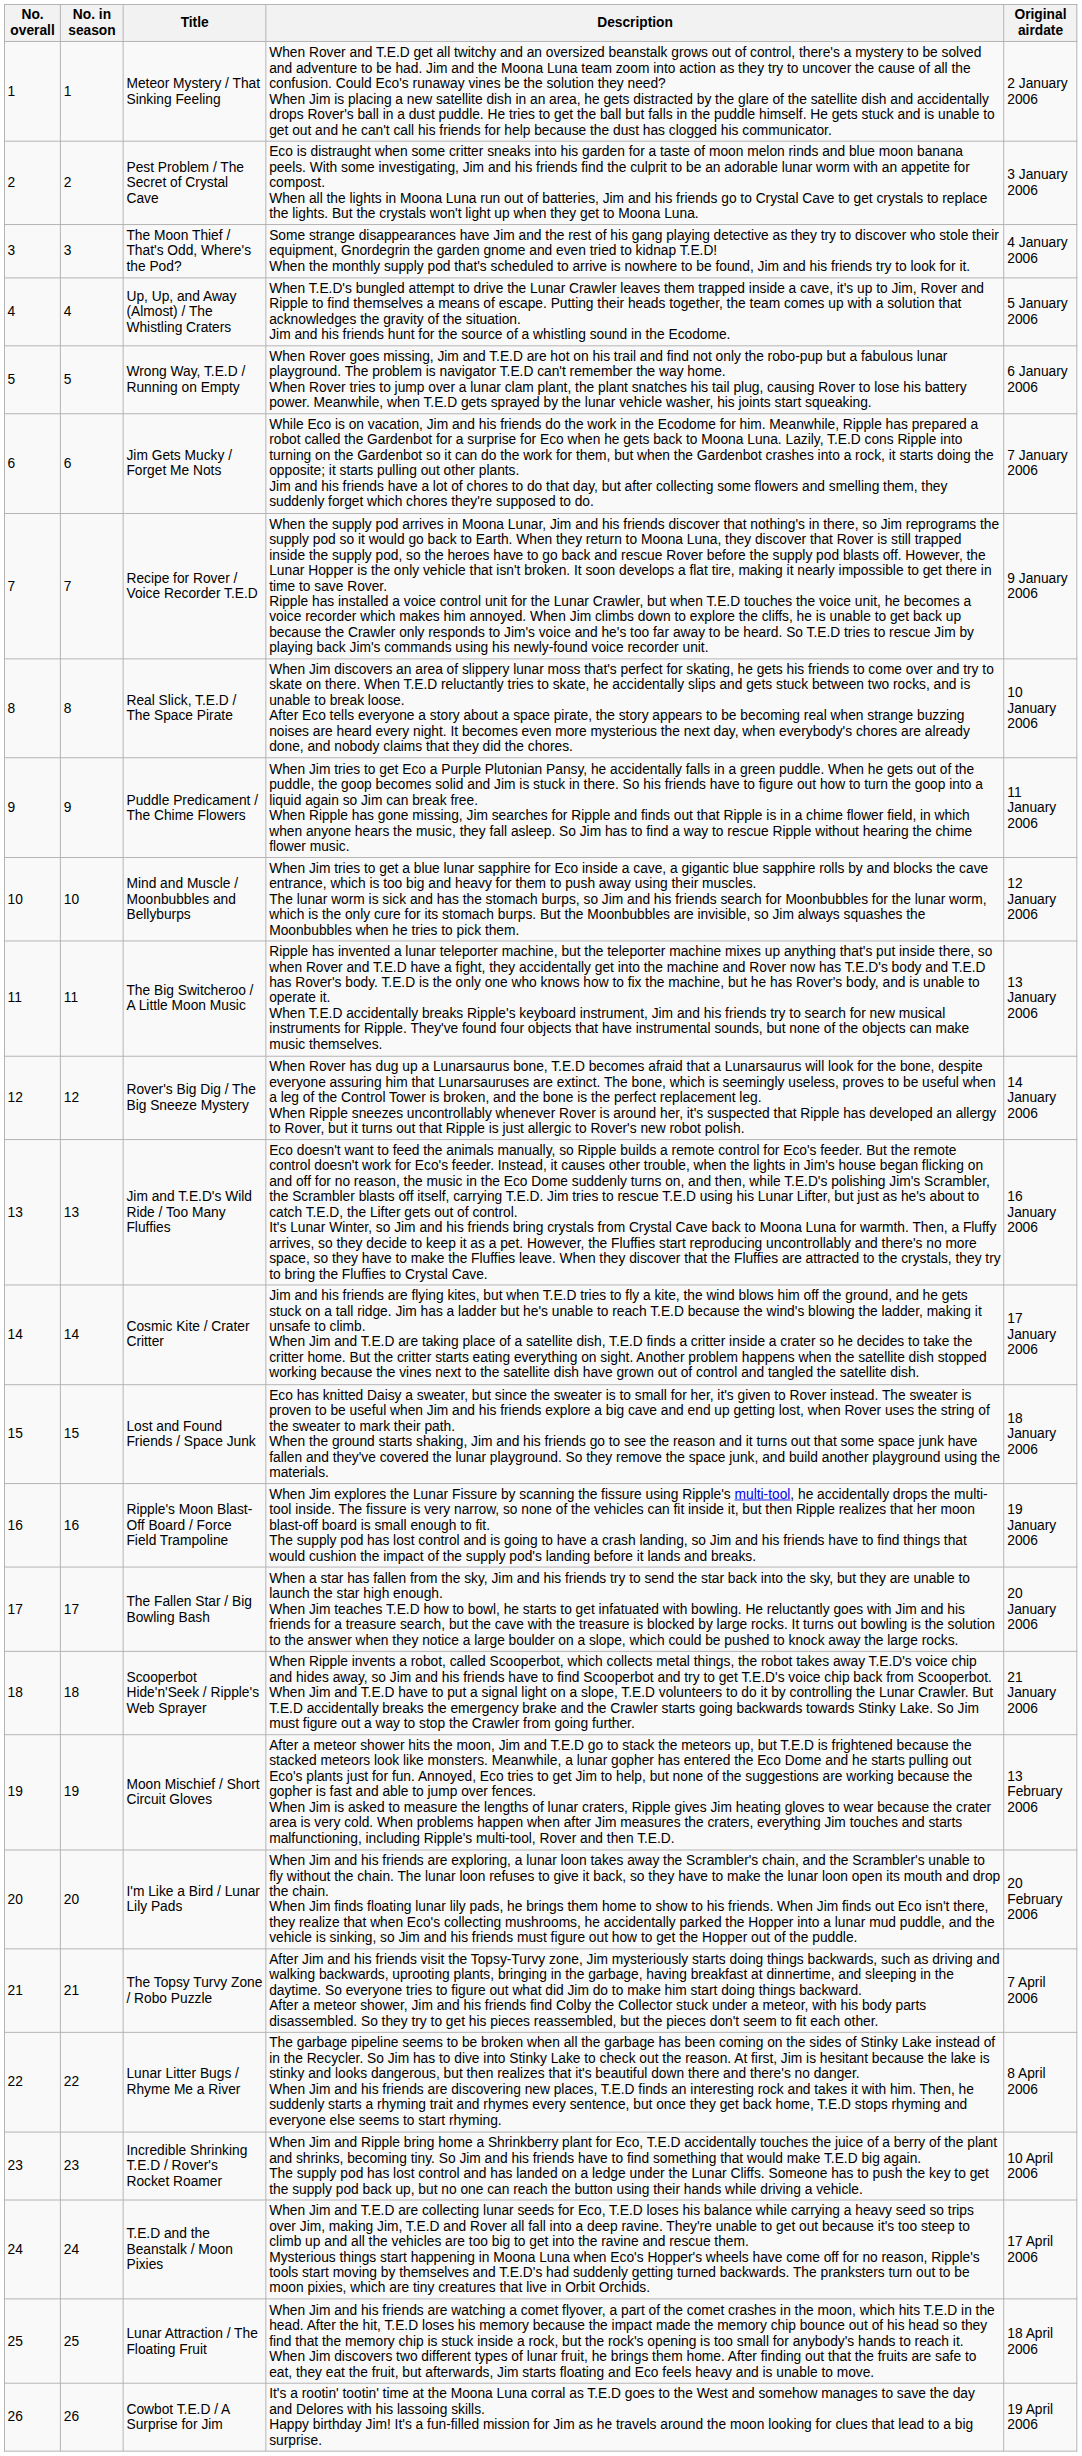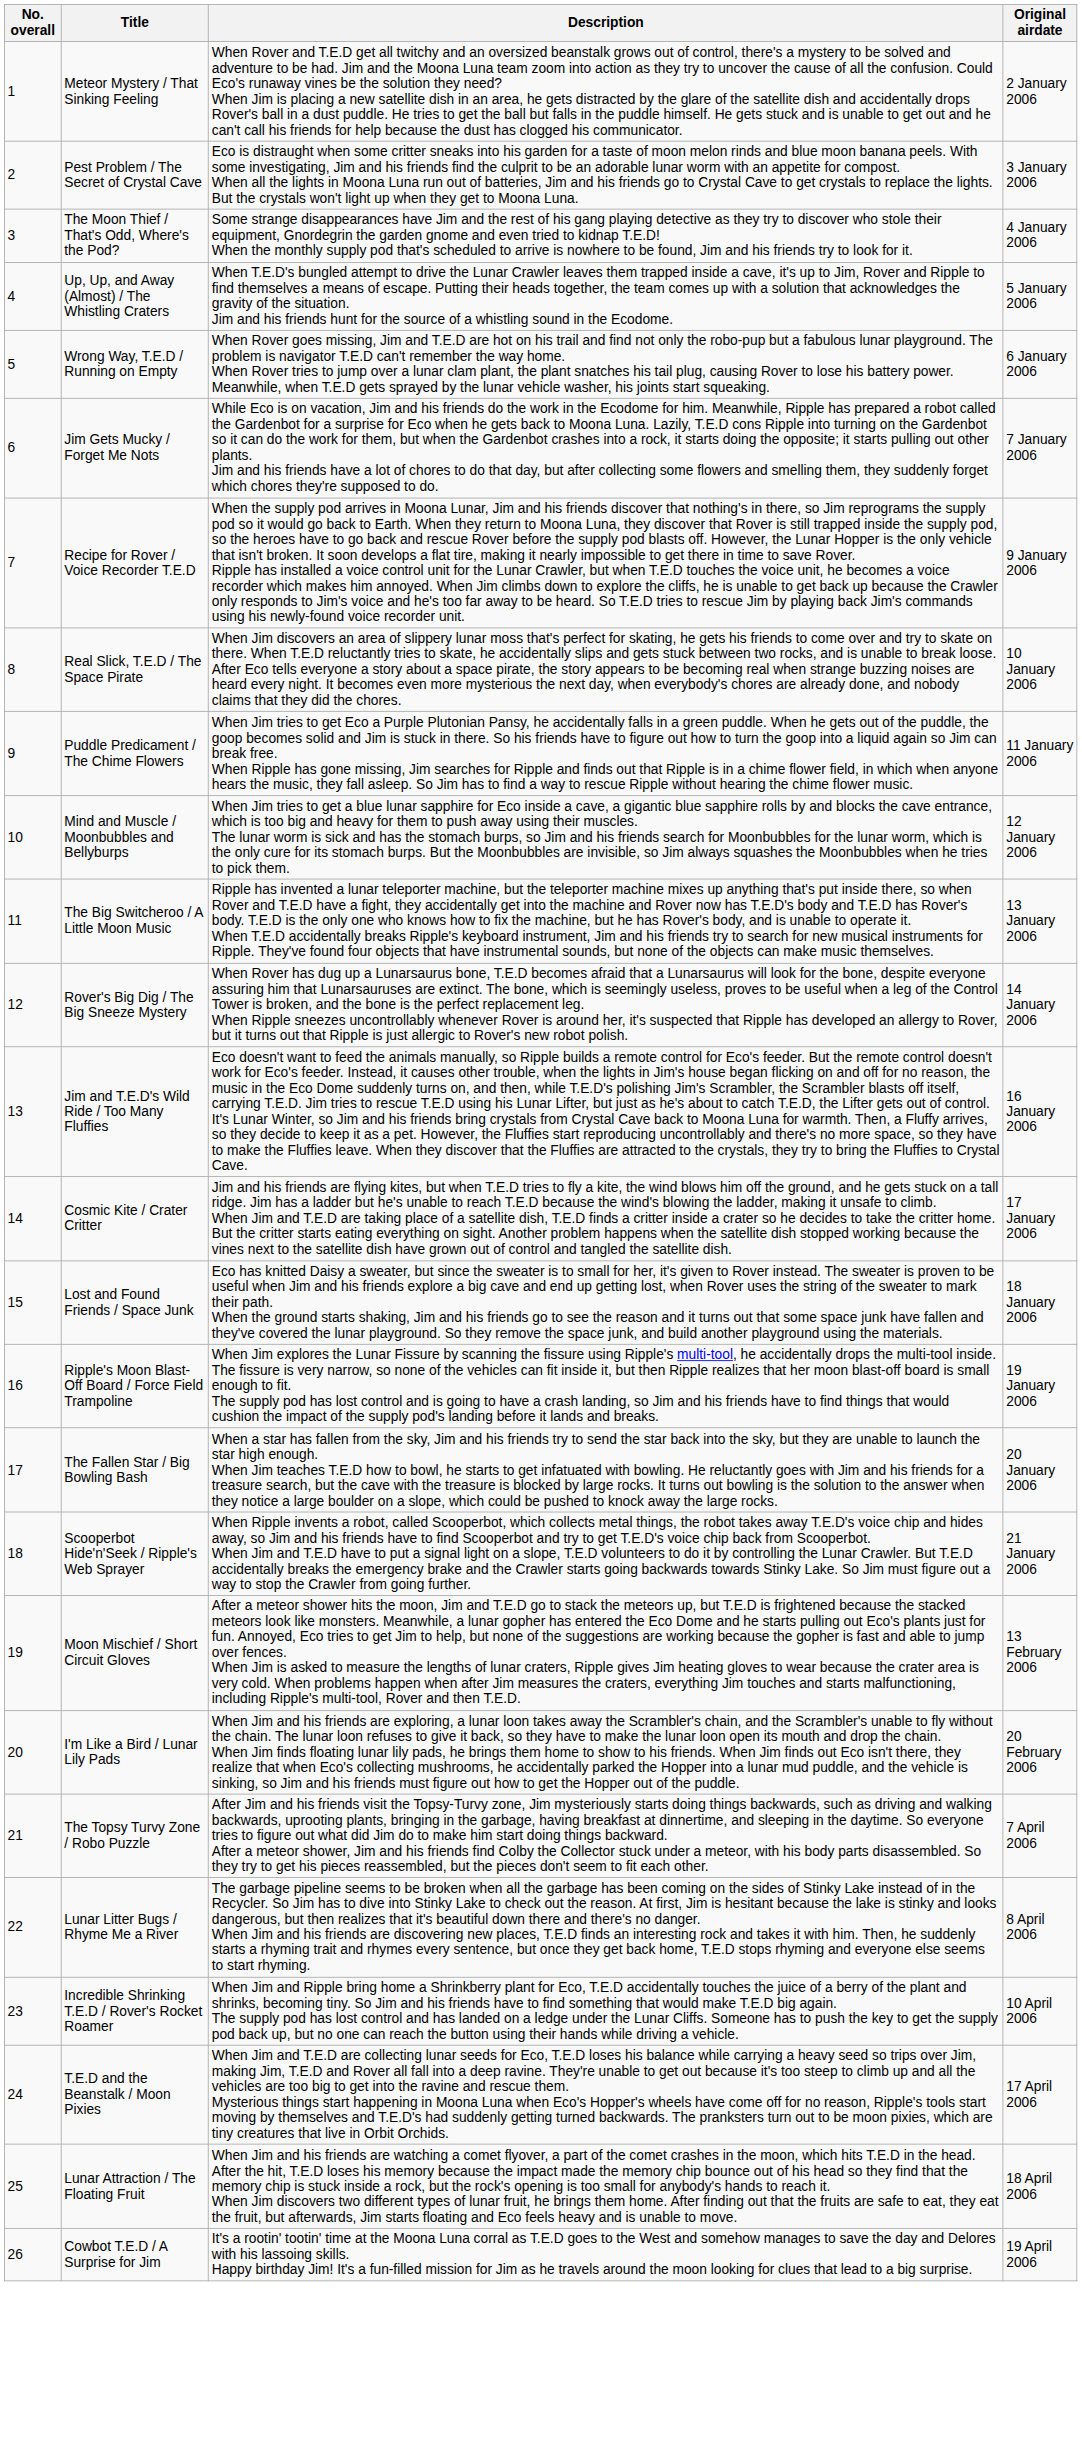- column: (92, 23)
